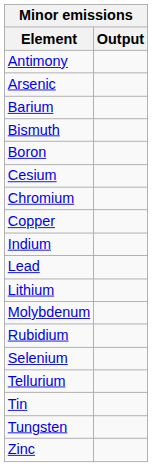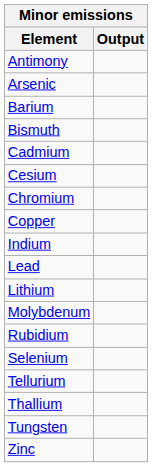- row: (27, 152)
+ row: (39, 152)
+ row: (35, 404)
- row: (18, 404)
